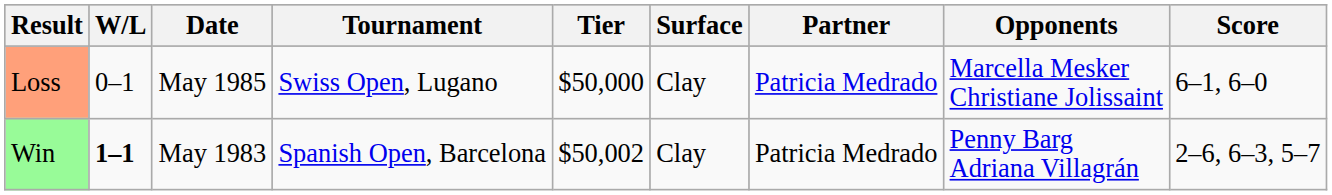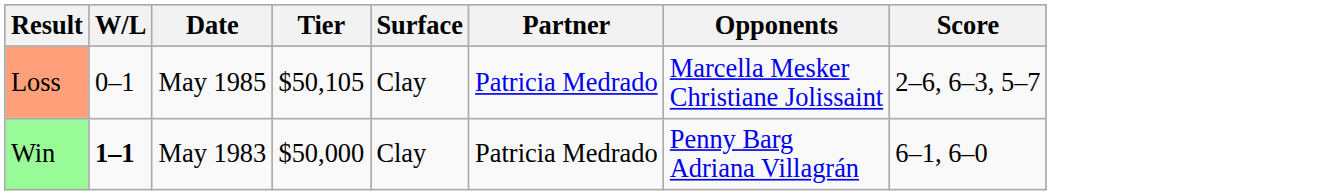- column: (412, 25)
(601, 82) $50,000 -> (321, 82) $50,105
(1221, 82) 6–1, 6–0 -> (968, 82) 2–6, 6–3, 5–7
(601, 153) $50,002 -> (321, 153) $50,000
(1248, 153) 2–6, 6–3, 5–7 -> (942, 153) 6–1, 6–0
